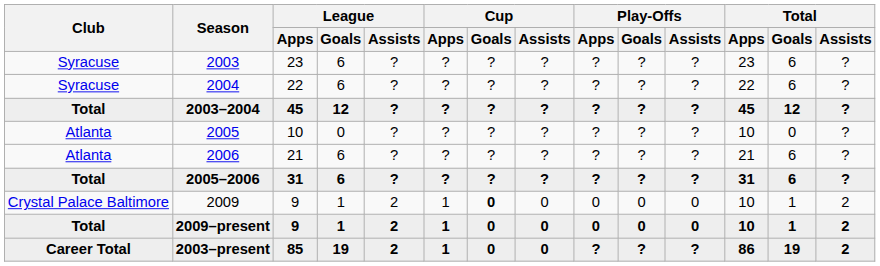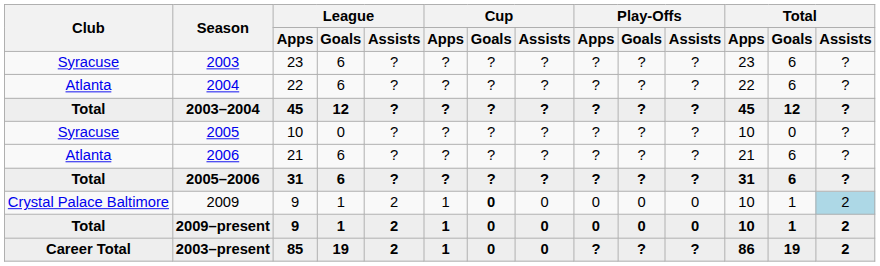(88, 86) Syracuse -> (88, 86) Atlanta
(88, 132) Atlanta -> (88, 132) Syracuse
(845, 202) no background -> (845, 202) lightblue background
